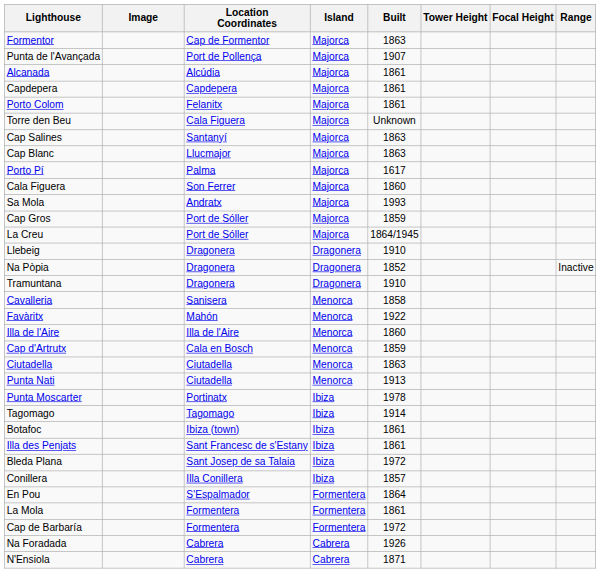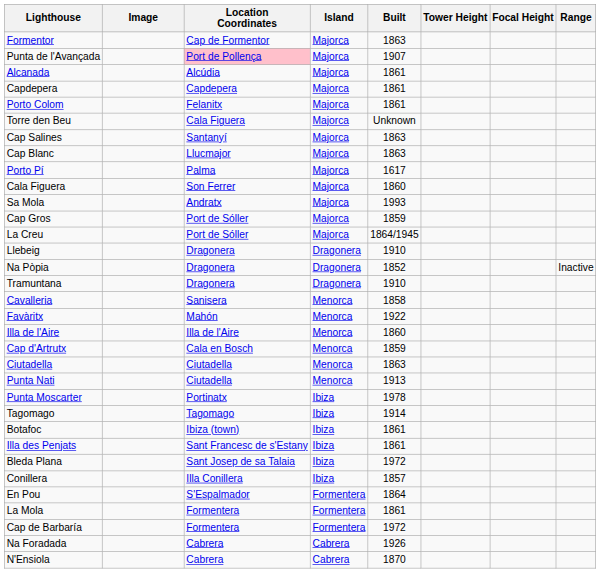(224, 56) no background -> (224, 56) pink background
(394, 560) 1871 -> (394, 560) 1870
